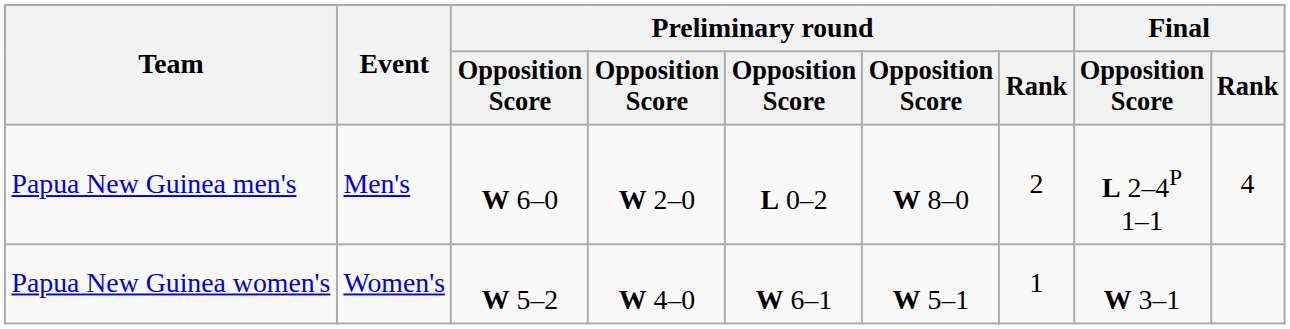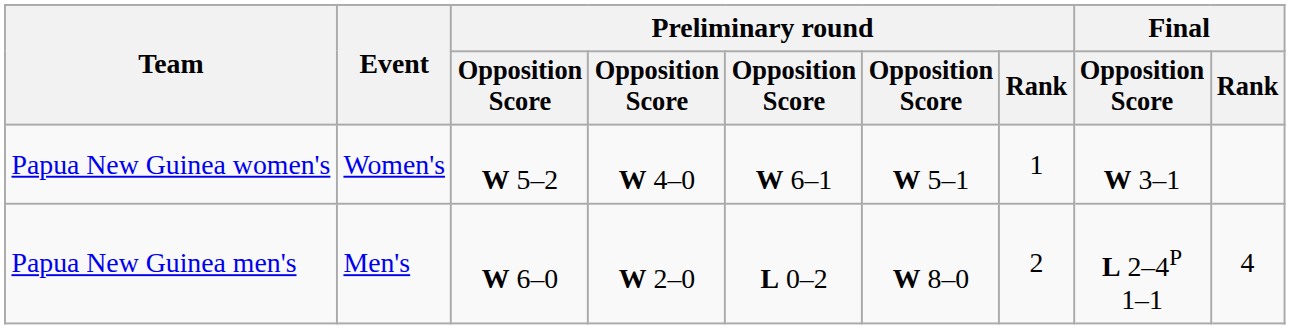rows swapped: (154, 184) <-> (171, 283)
